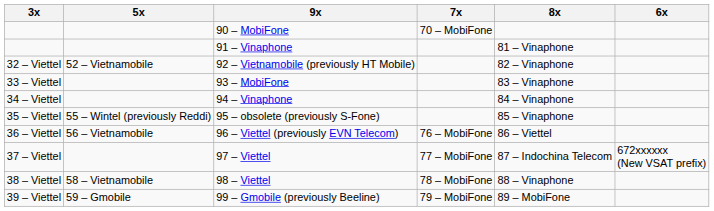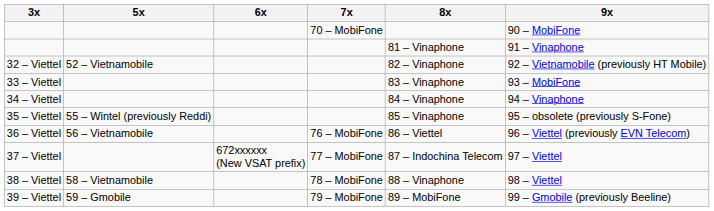columns swapped: (662, 13) <-> (316, 13)
